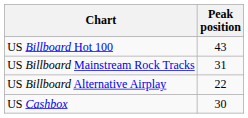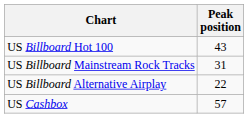(221, 103) 30 -> (221, 103) 57
